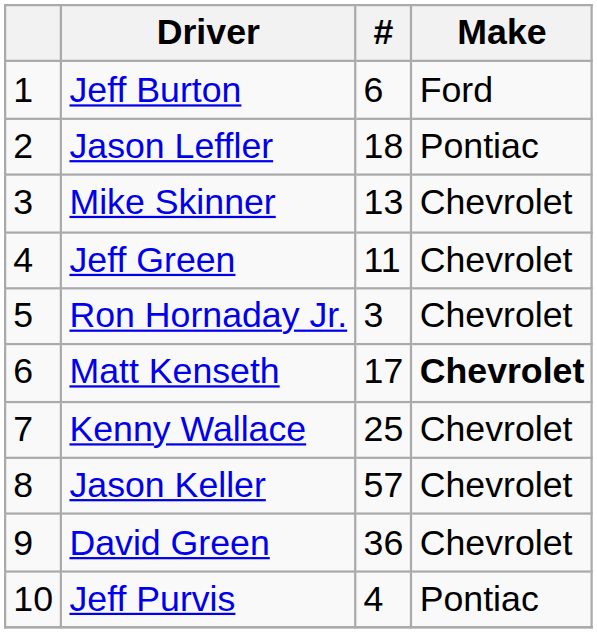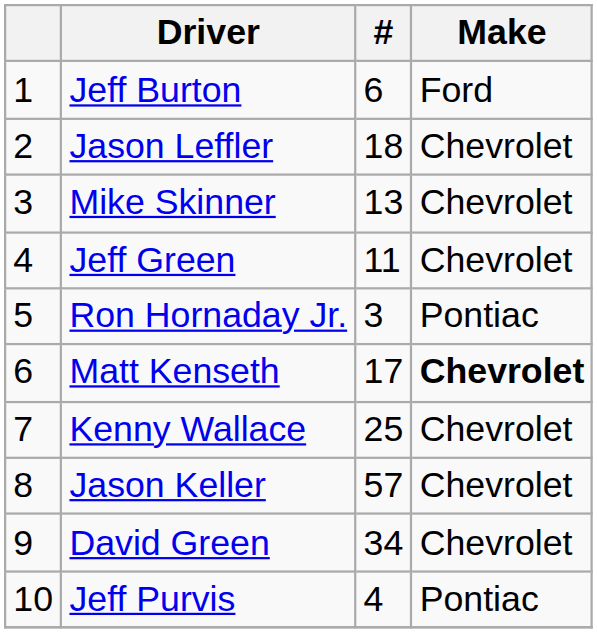(479, 145) Pontiac -> (496, 145) Chevrolet
(496, 315) Chevrolet -> (479, 315) Pontiac
(383, 542) 36 -> (383, 542) 34
